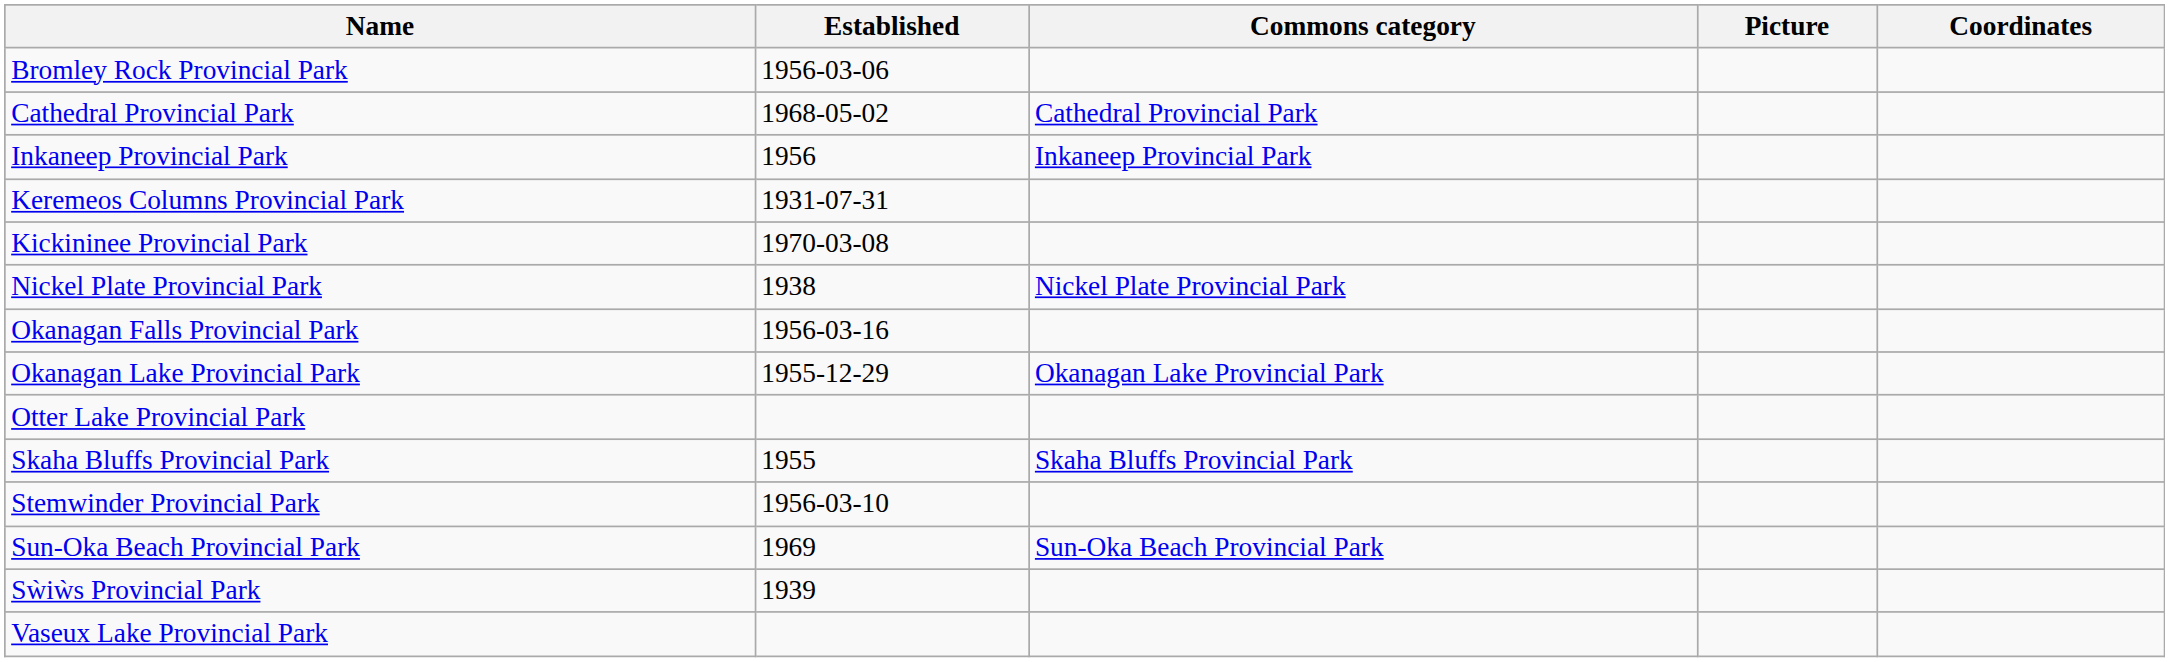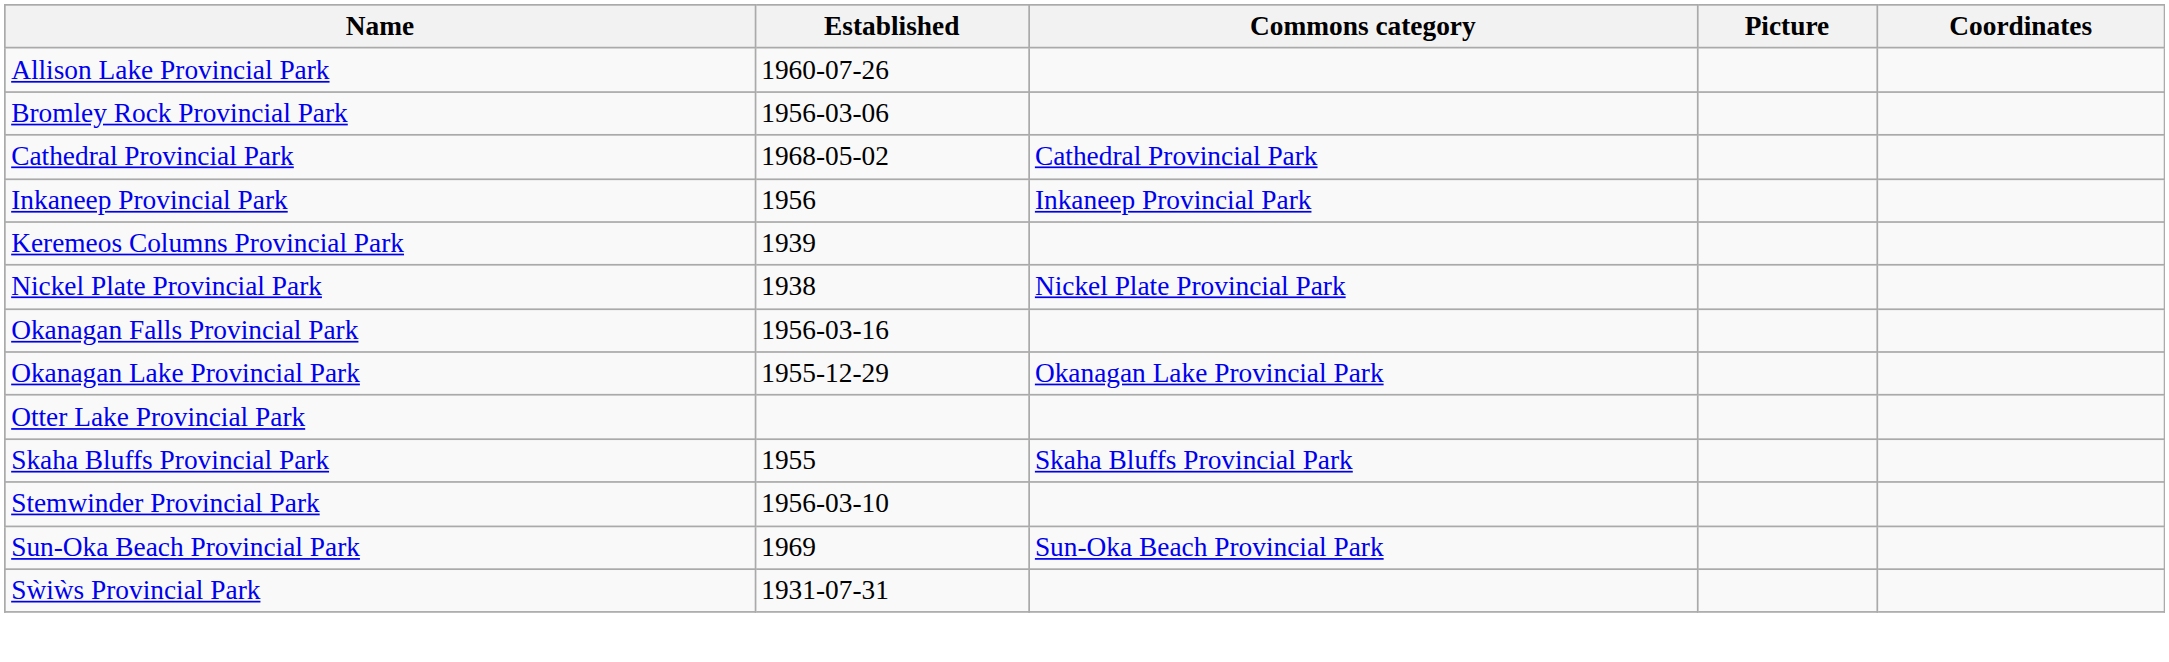+ row: (170, 69)
(825, 199) 1931-07-31 -> (789, 243) 1939
- row: (159, 243)
(789, 590) 1939 -> (825, 590) 1931-07-31
- row: (170, 633)
